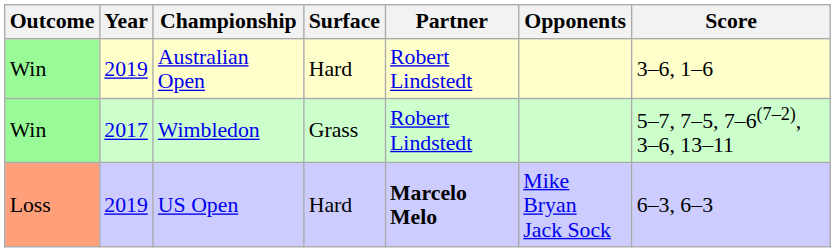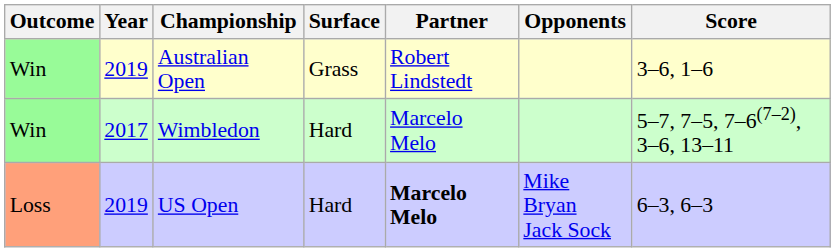(330, 68) Hard -> (334, 68) Grass
(334, 130) Grass -> (330, 130) Hard
(431, 130) Robert Lindstedt -> (426, 130) Marcelo Melo
